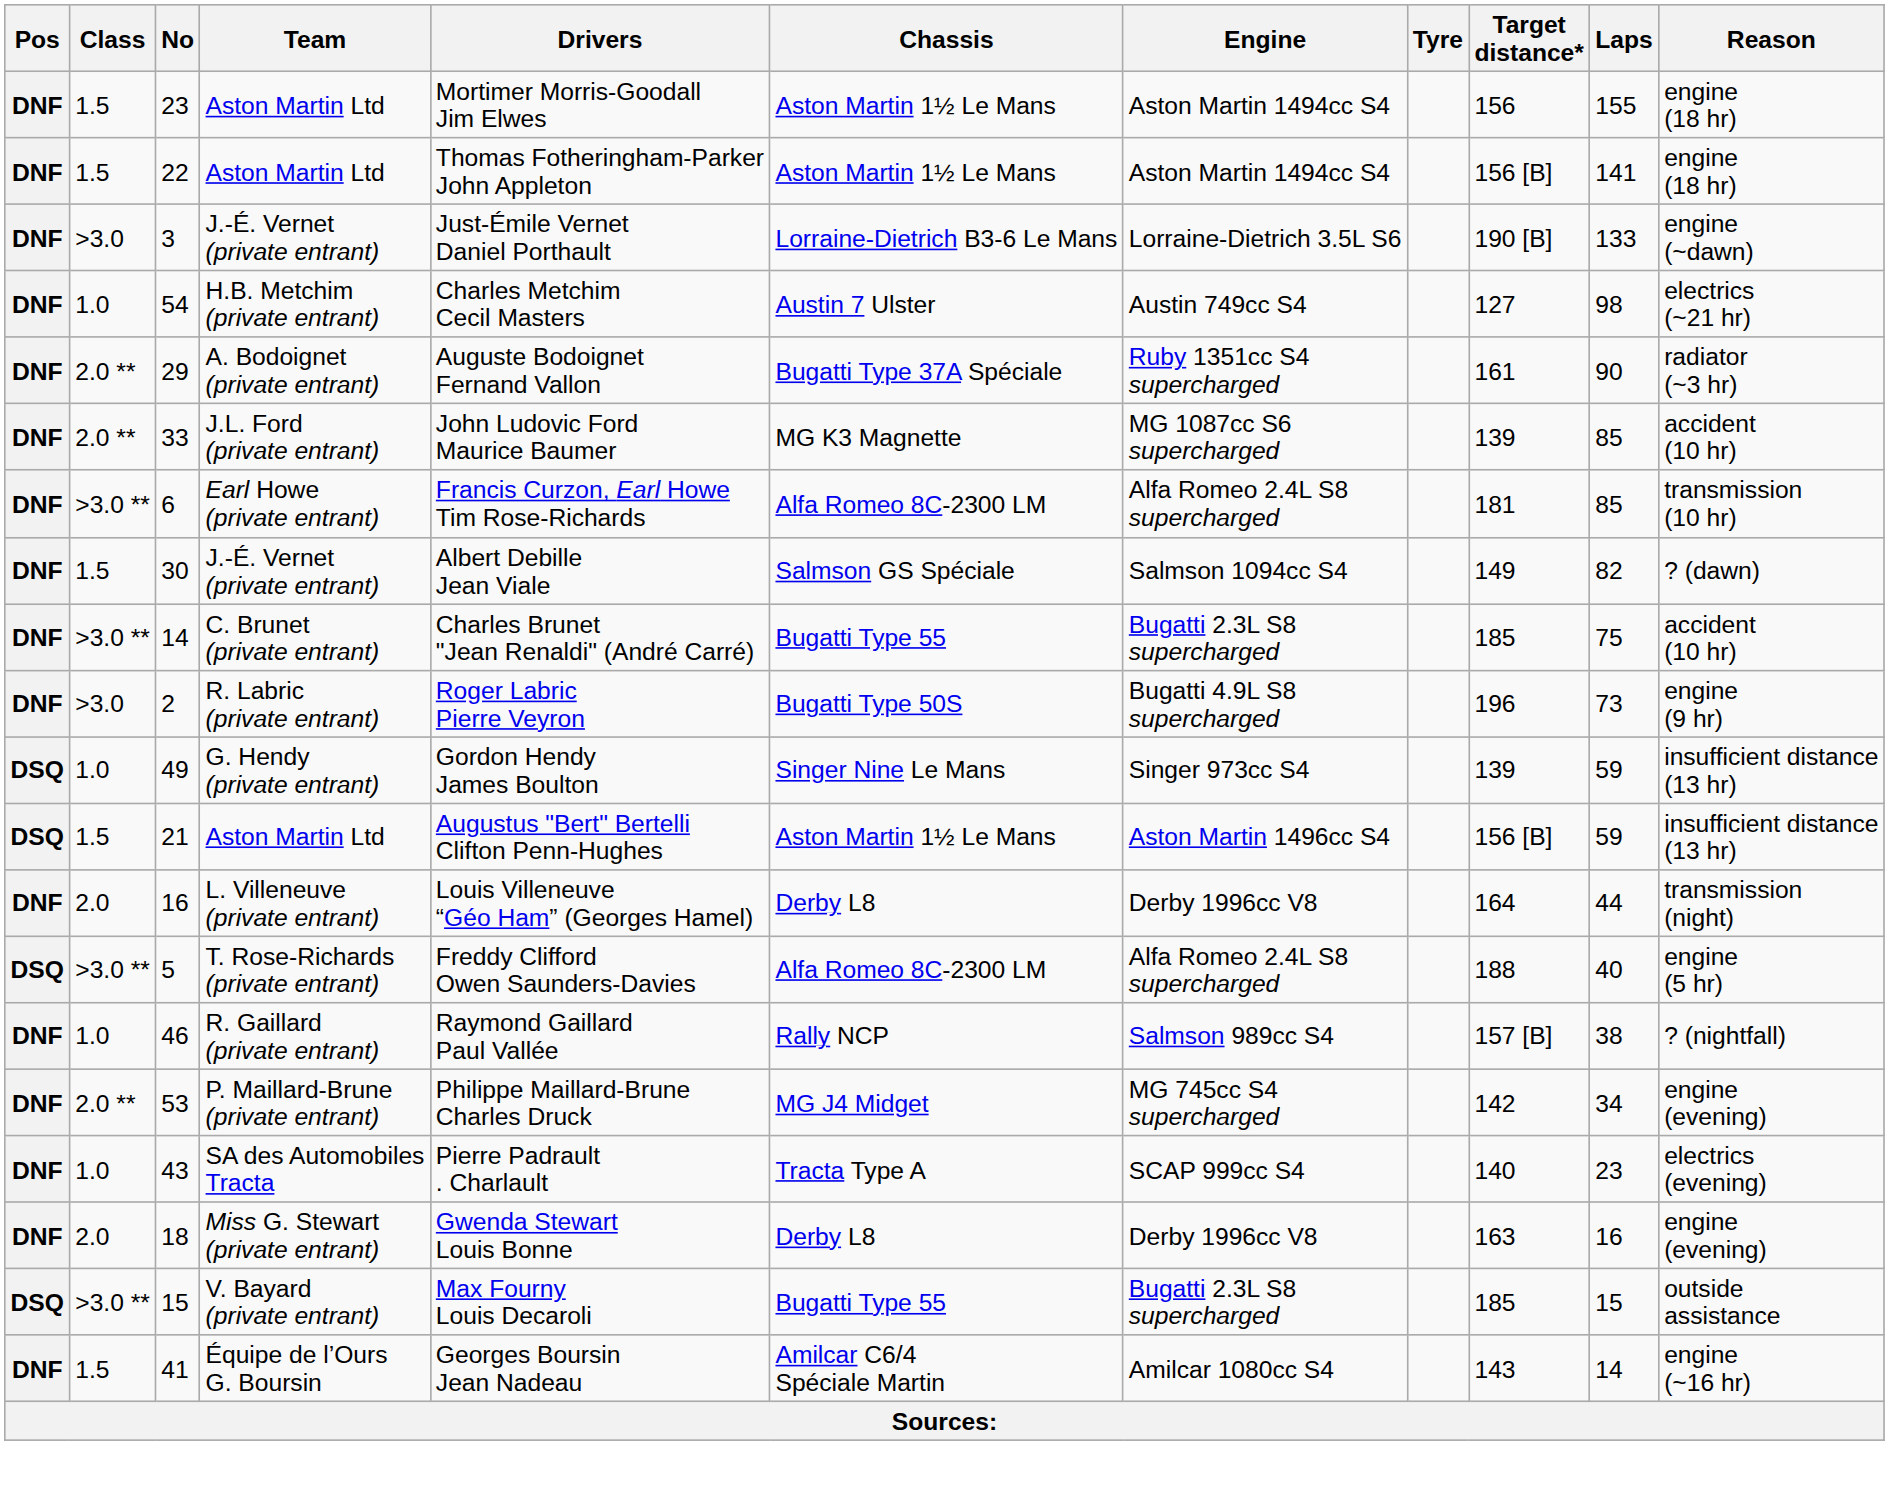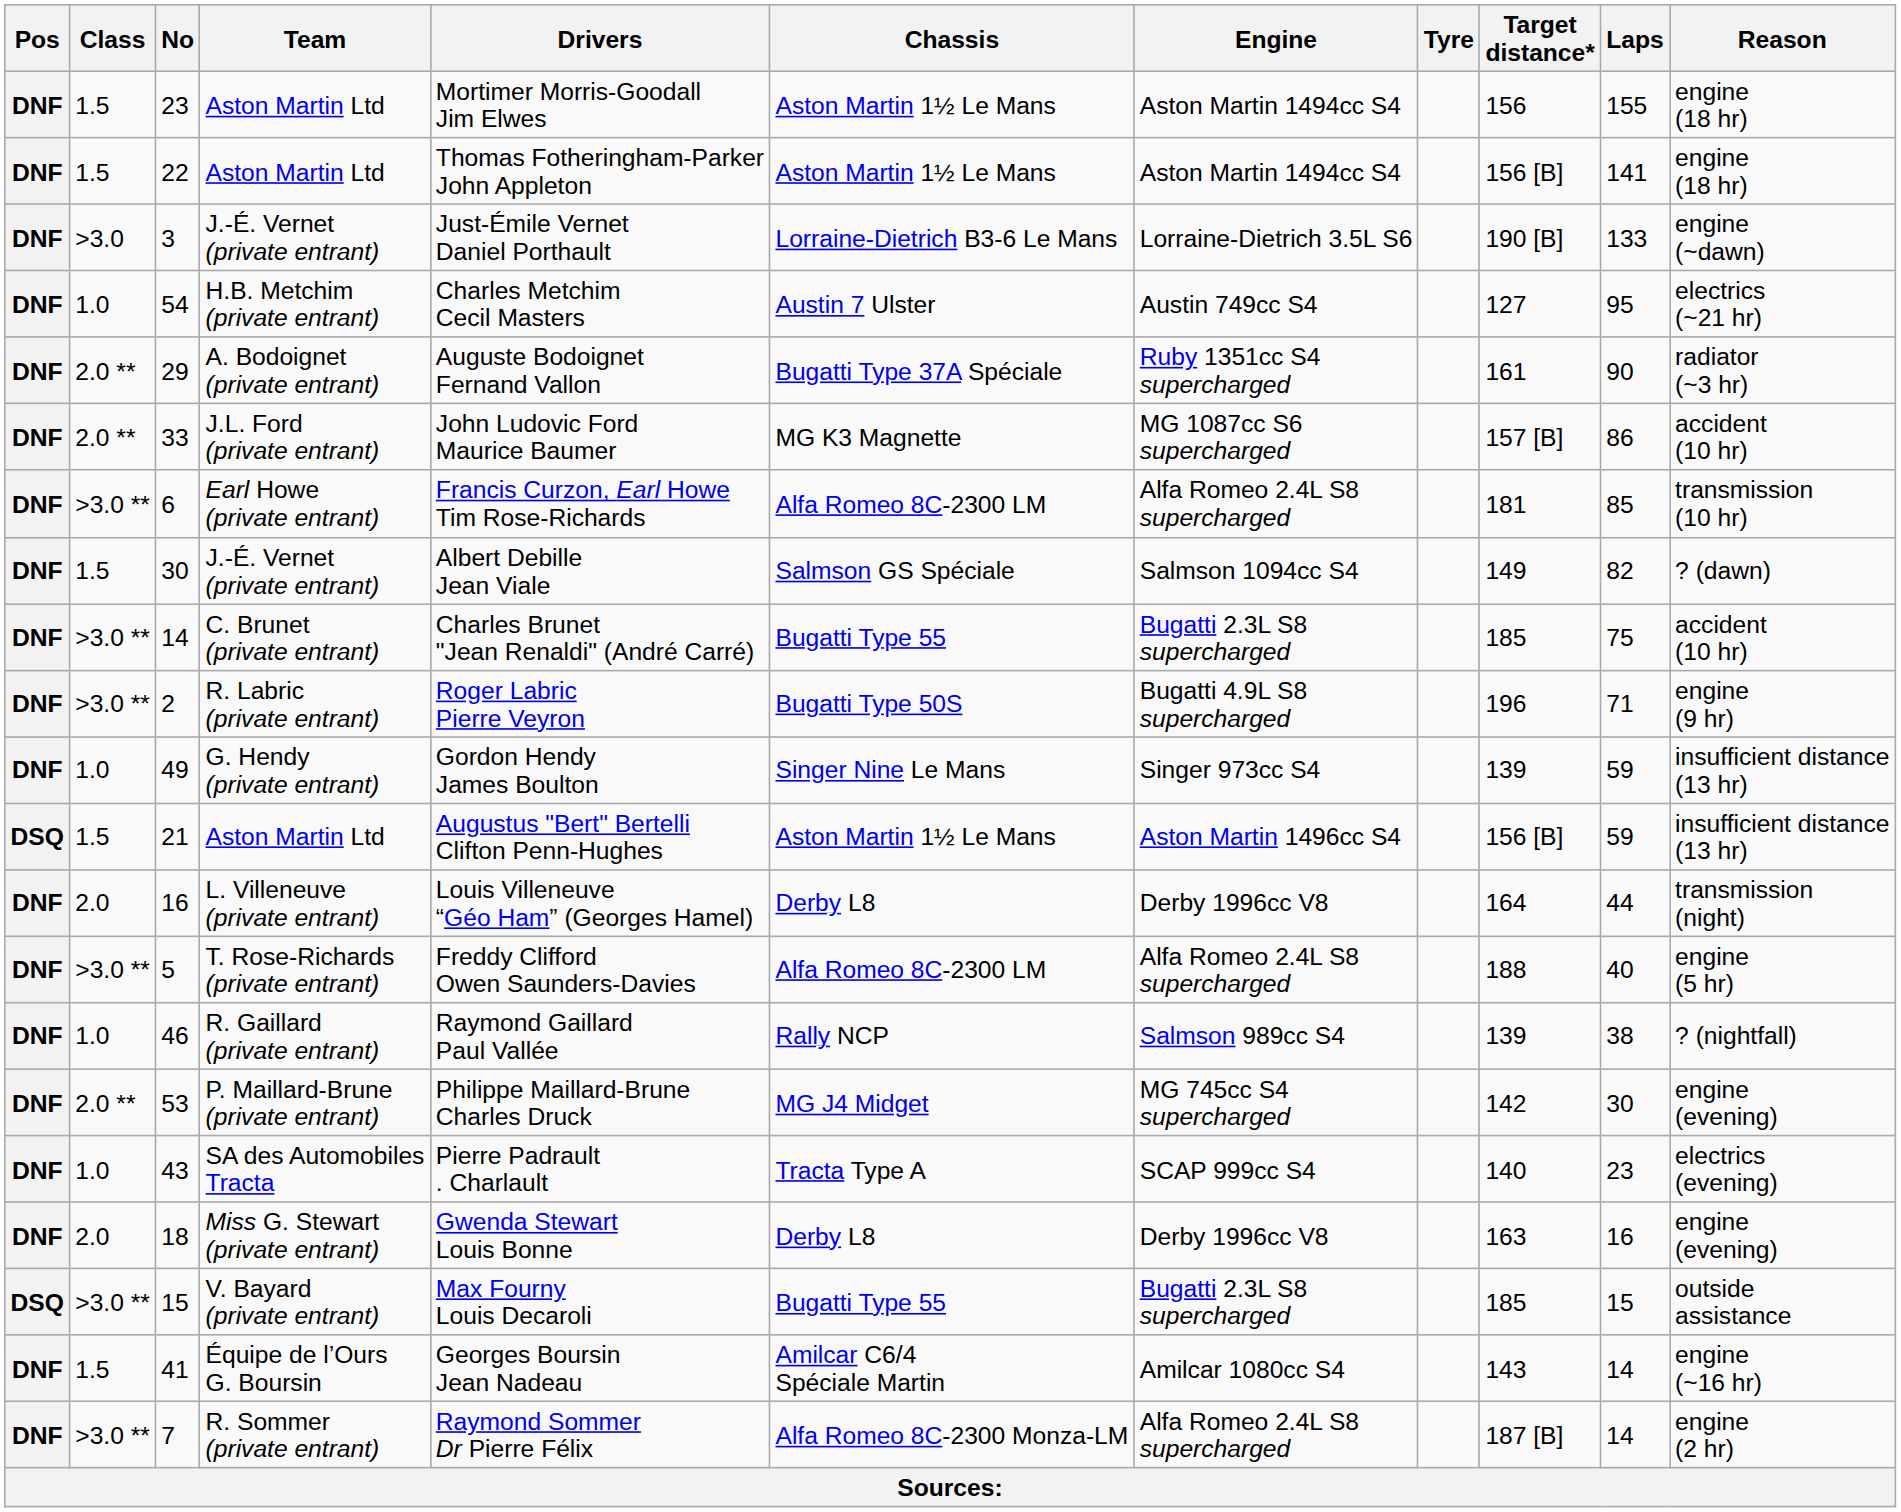(1609, 304) 98 -> (1620, 304) 95
(1495, 437) 139 -> (1524, 437) 157 [B]
(1609, 437) 85 -> (1620, 437) 86
(100, 703) >3.0 -> (113, 703) >3.0 **
(1609, 703) 73 -> (1620, 703) 71
(37, 770) DSQ -> (37, 770) DNF
(37, 970) DSQ -> (37, 970) DNF
(1513, 1036) 157 [B] -> (1506, 1036) 139
(1609, 1103) 34 -> (1620, 1103) 30
+ row: (168, 1435)
